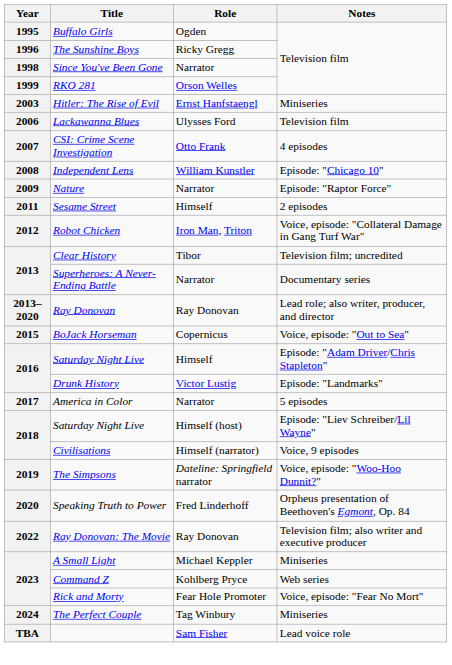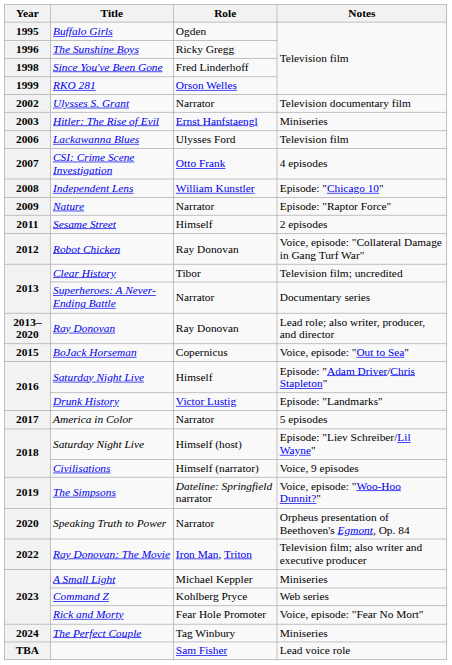(195, 67) Narrator -> (212, 67) Fred Linderhoff
+ row: (27, 103)
(214, 230) Iron Man, Triton -> (207, 248) Ray Donovan
(212, 505) Fred Linderhoff -> (195, 523) Narrator
(207, 536) Ray Donovan -> (214, 554) Iron Man, Triton
